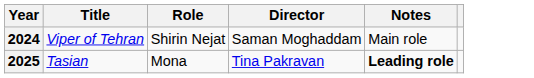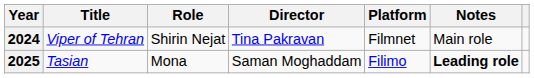+ column: (397, 15)
(297, 38) Saman Moghaddam -> (278, 38) Tina Pakravan
(278, 61) Tina Pakravan -> (297, 61) Saman Moghaddam
